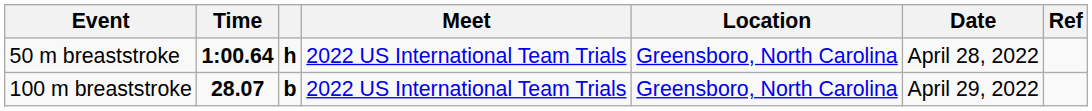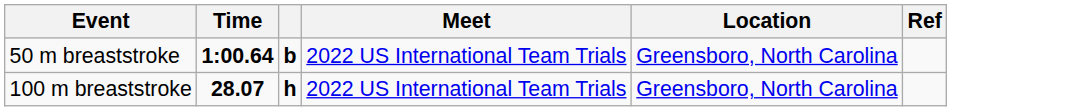- column: (973, 21)
(290, 55) h -> (290, 55) b
(290, 88) b -> (290, 88) h
